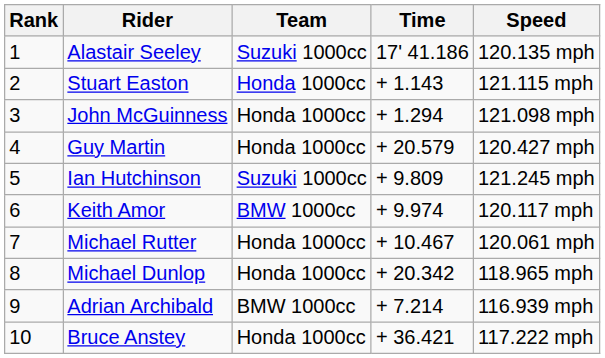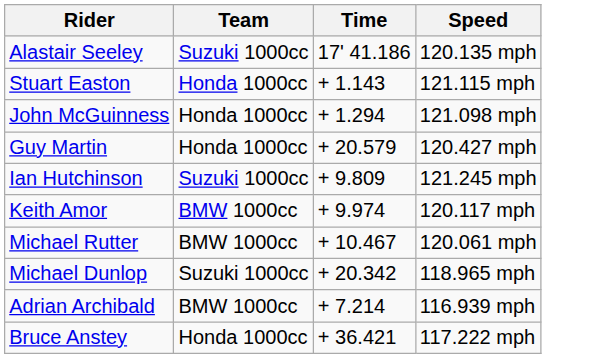- column: (34, 20)
(301, 242) Honda 1000cc -> (238, 242) BMW 1000cc
(301, 274) Honda 1000cc -> (244, 274) Suzuki 1000cc
